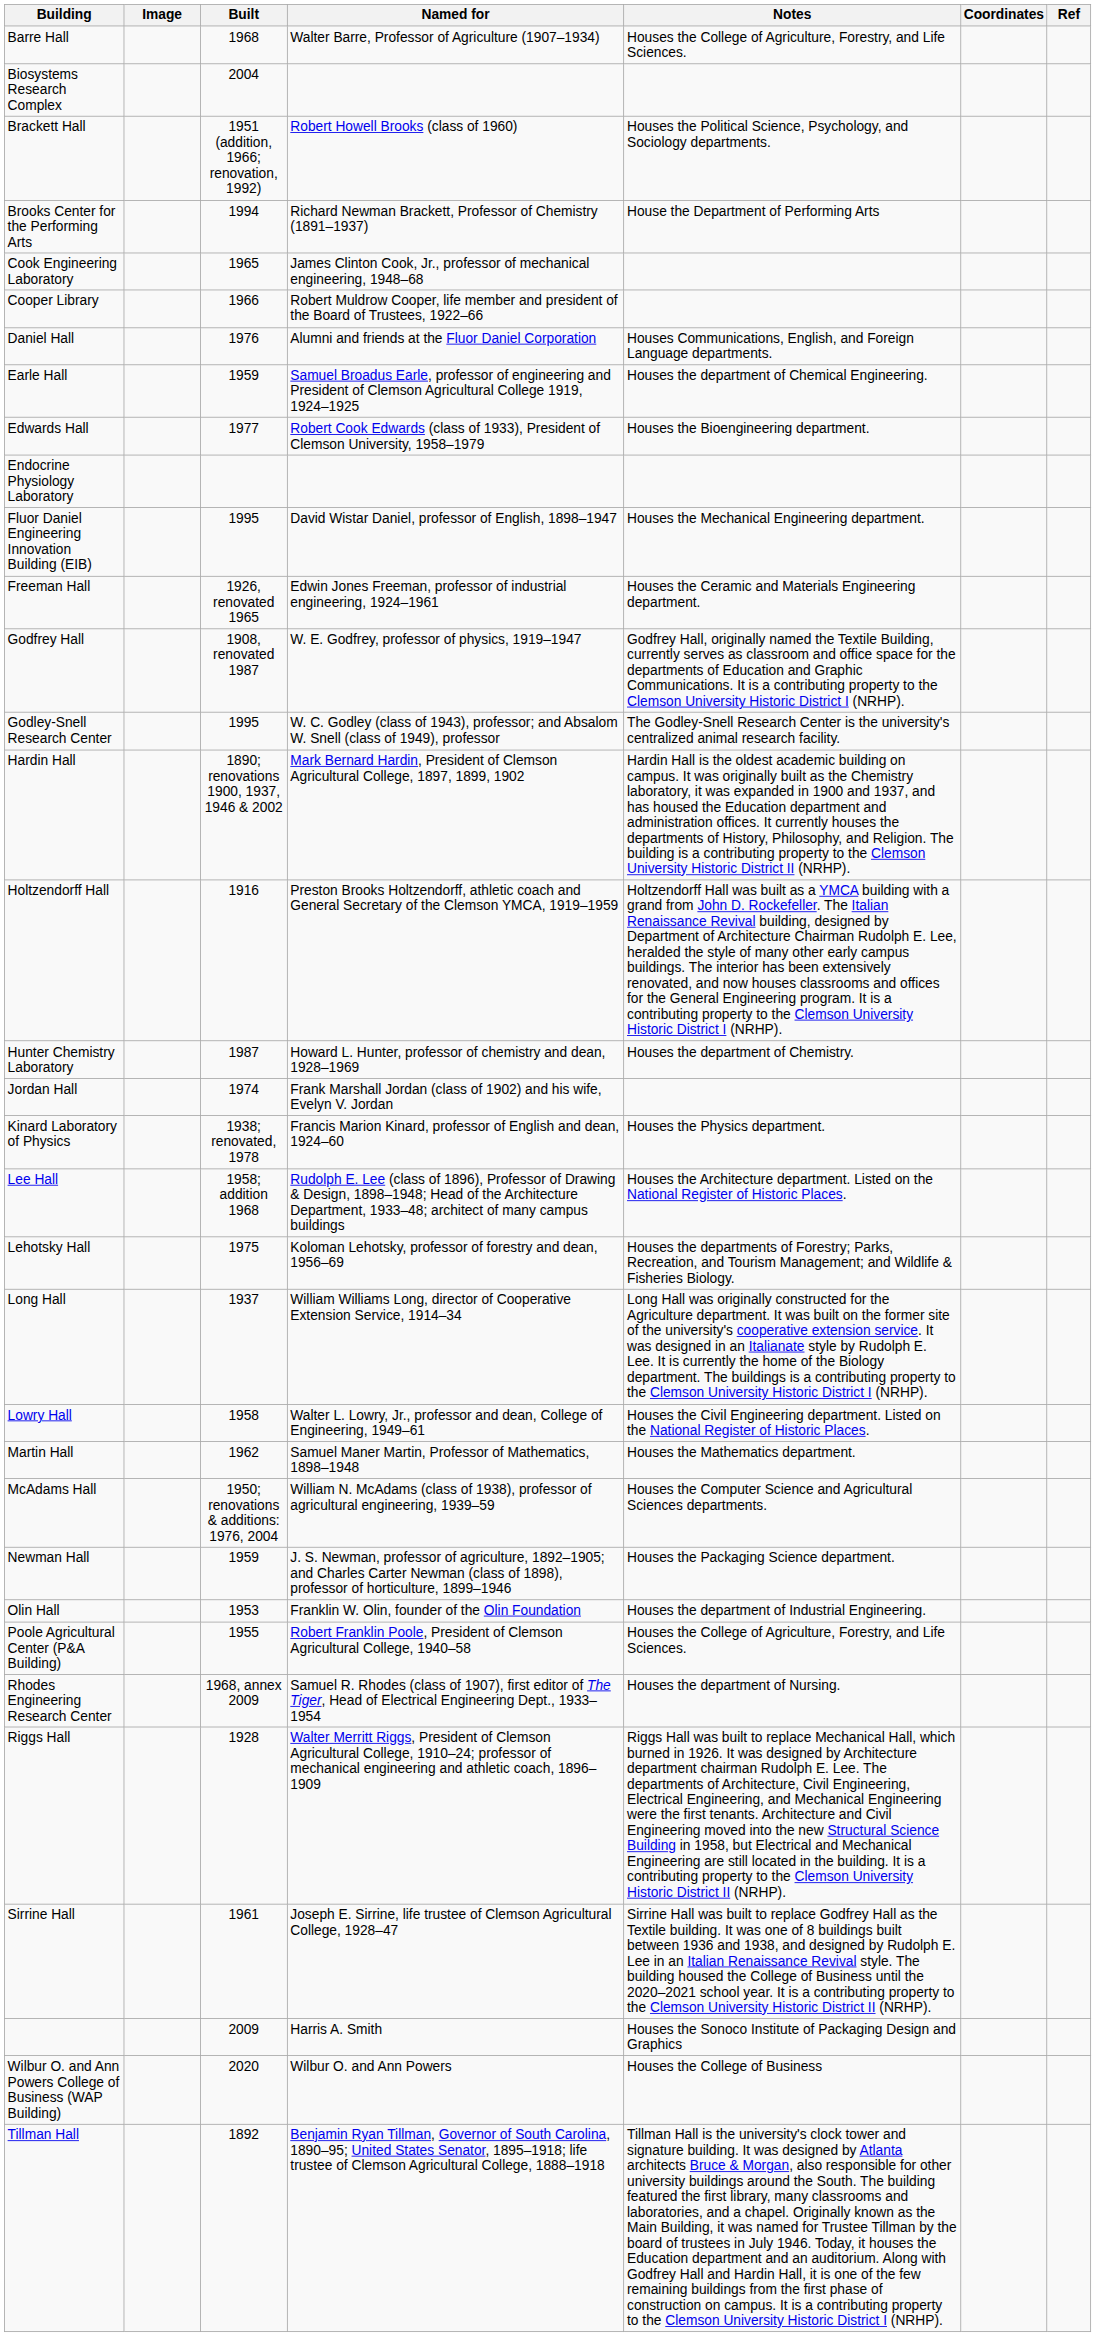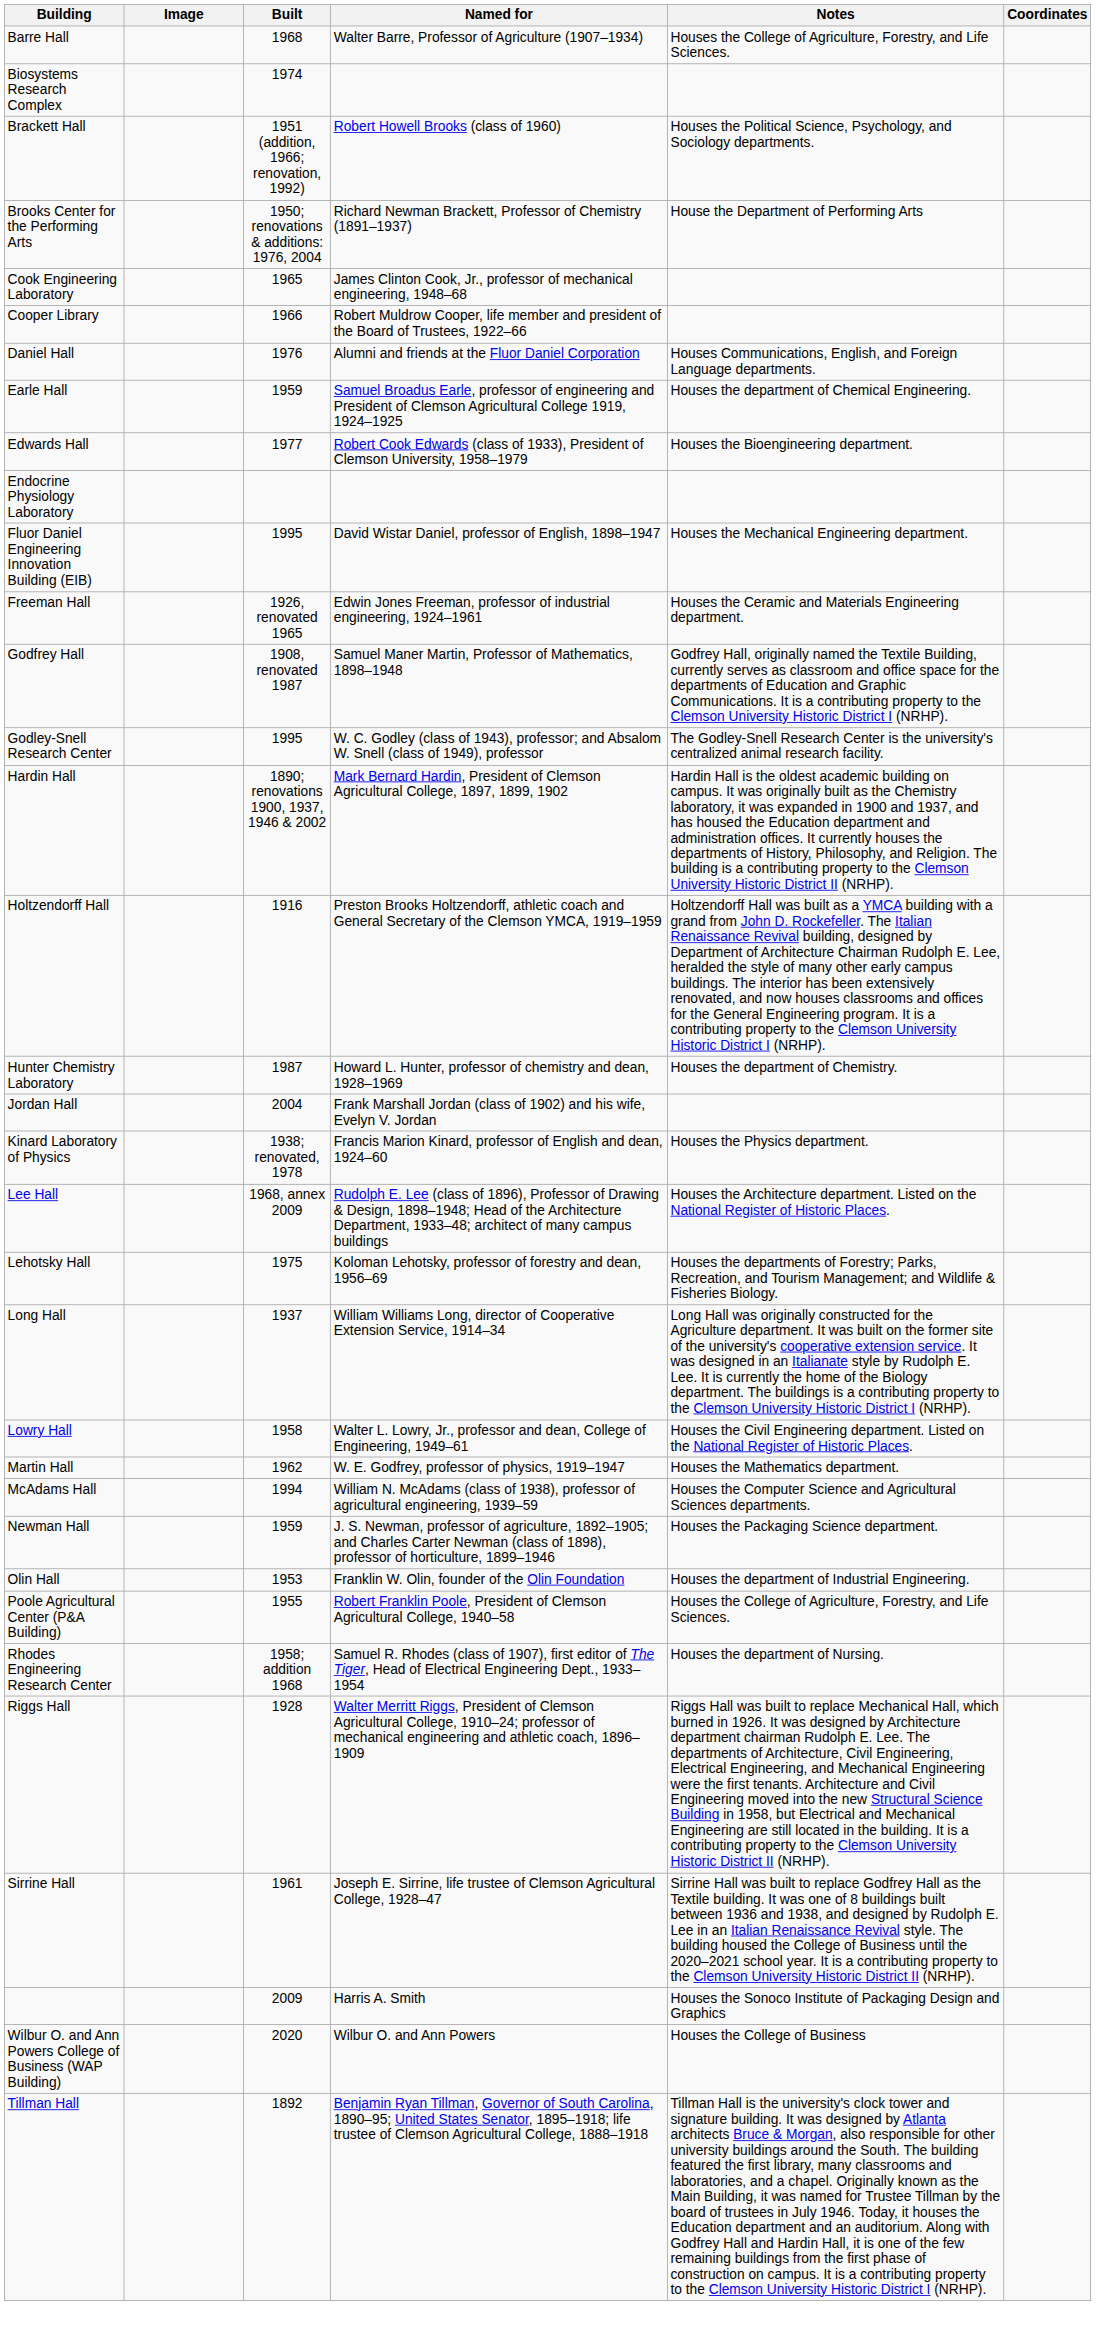- column: (1069, 15)
(244, 74) 2004 -> (287, 74) 1974
(244, 211) 1994 -> (287, 234) 1950; renovations & additions: 1976, 2004
(436, 639) W. E. Godfrey, professor of physics, 1919–1947 -> (483, 662) Samuel Maner Martin, Professor of Mathematics, 1898–1948
(244, 1089) 1974 -> (287, 1104) 2004
(244, 1194) 1958; addition 1968 -> (287, 1202) 1968, annex 2009
(440, 1460) Samuel Maner Martin, Professor of Mathematics, 1898–1948 -> (479, 1467) W. E. Godfrey, professor of physics, 1919–1947
(244, 1512) 1950; renovations & additions: 1976, 2004 -> (287, 1489) 1994
(244, 1693) 1968, annex 2009 -> (287, 1669) 1958; addition 1968
